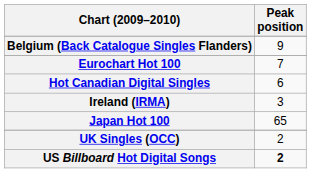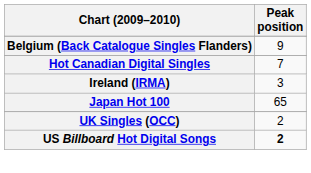- row: (129, 64)
(280, 83) 6 -> (280, 64) 7
